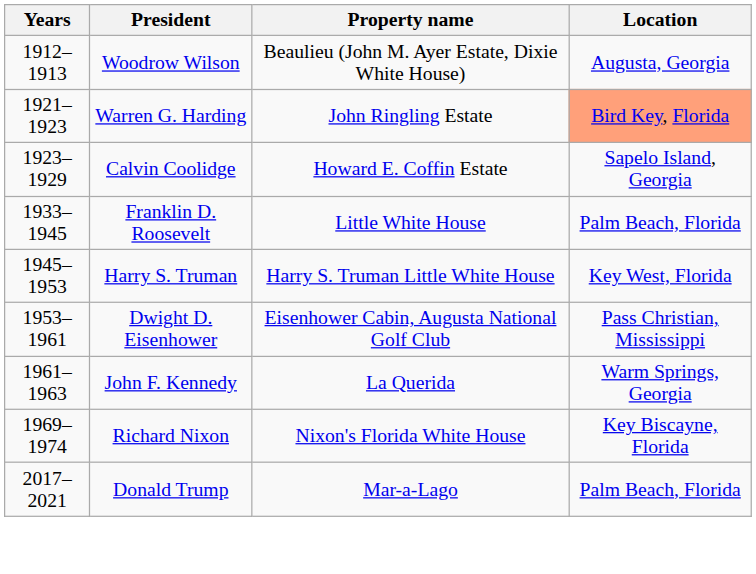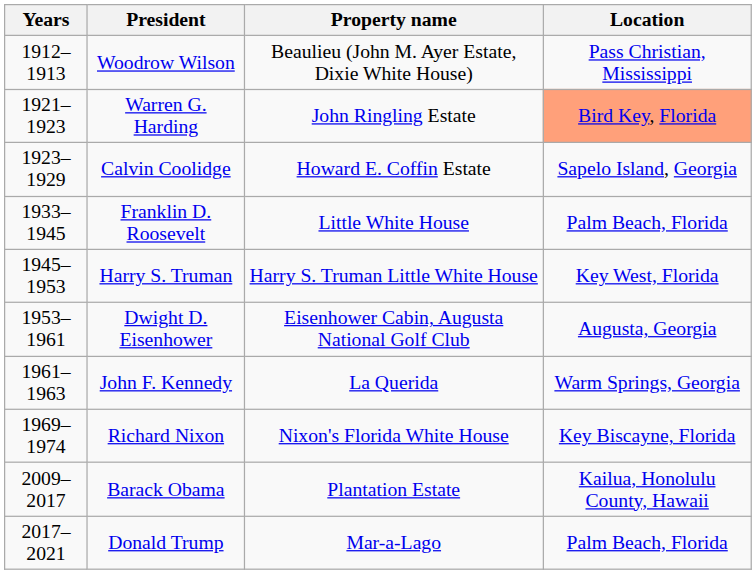(660, 62) Augusta, Georgia -> (647, 62) Pass Christian, Mississippi
(660, 329) Pass Christian, Mississippi -> (647, 329) Augusta, Georgia
+ row: (166, 489)
